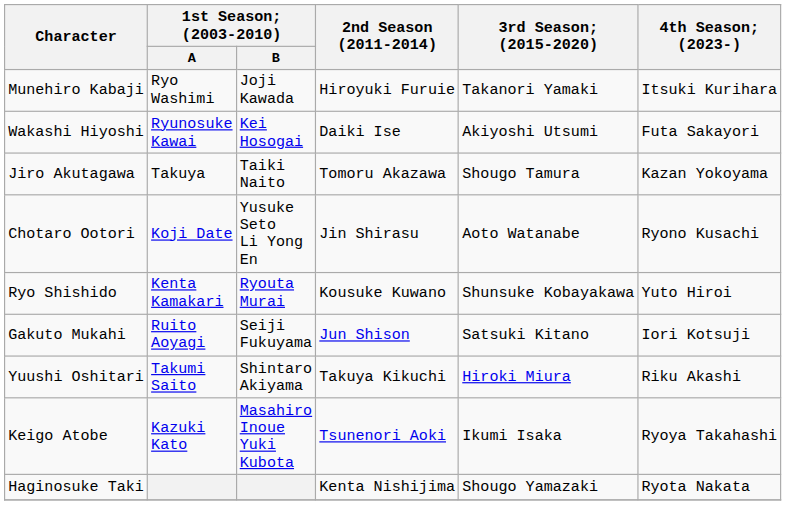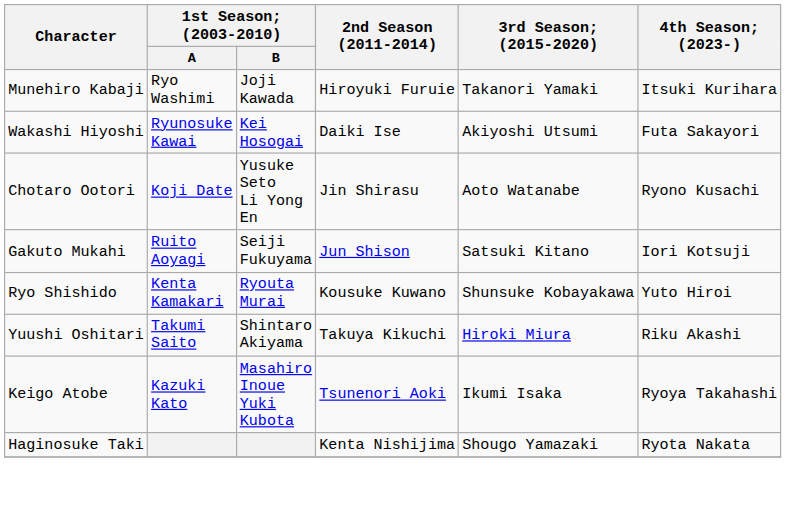- row: (72, 174)
rows swapped: (62, 293) <-> (67, 335)
